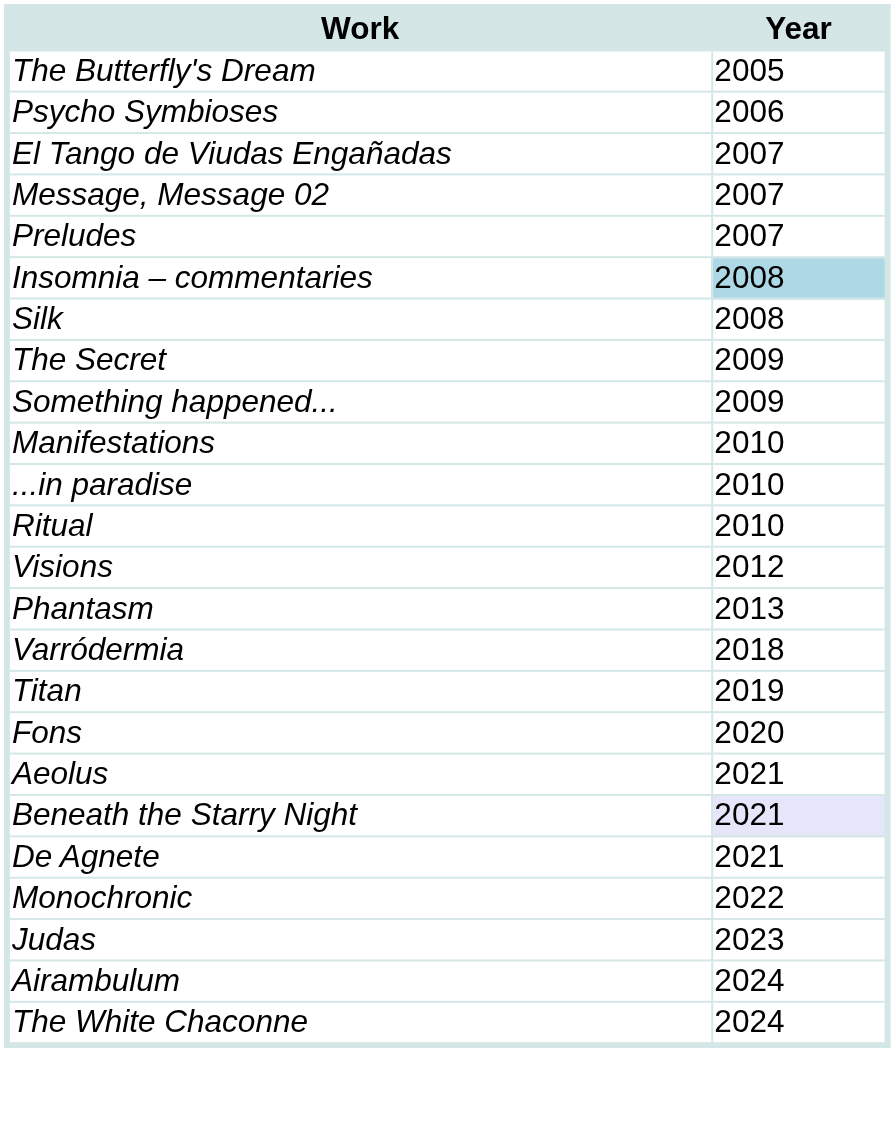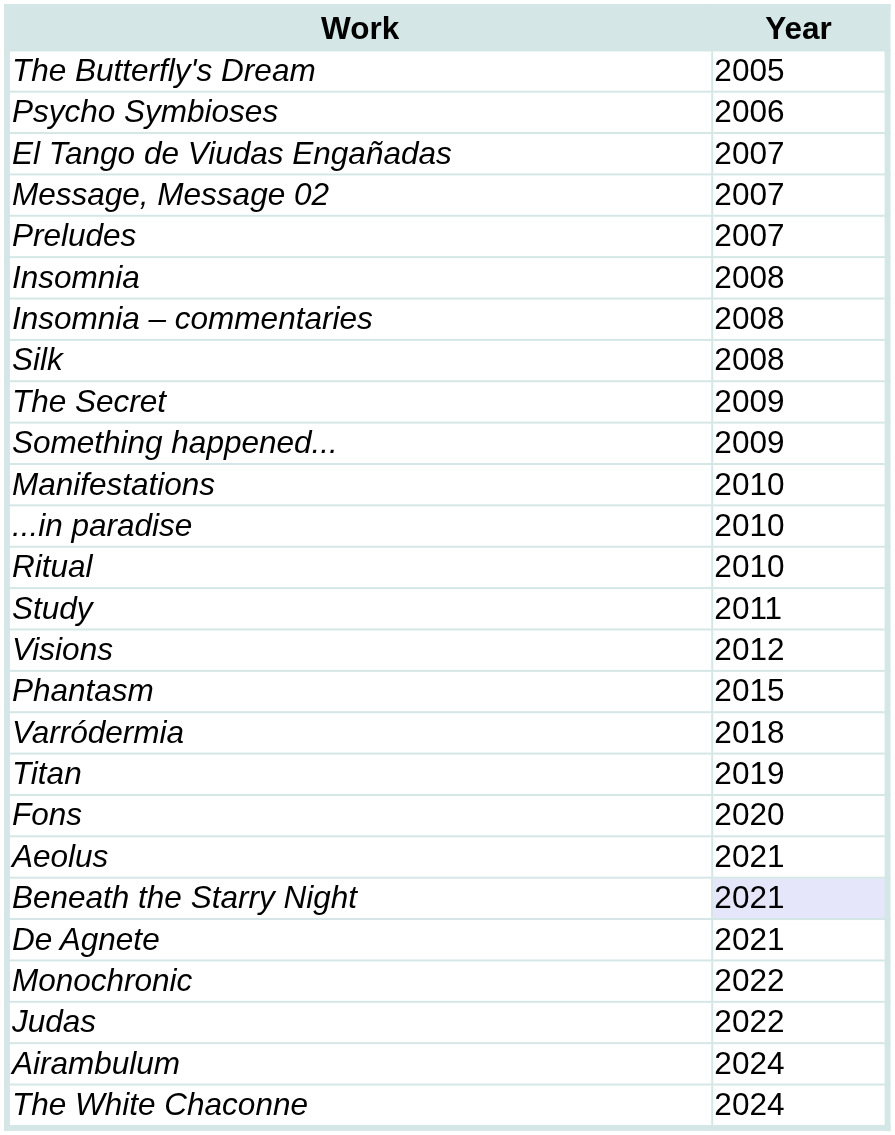+ row: (76, 277)
(749, 277) lightblue background -> (749, 318) no background
+ row: (52, 608)
(749, 608) 2013 -> (749, 691) 2015
(749, 939) 2023 -> (749, 1022) 2022
